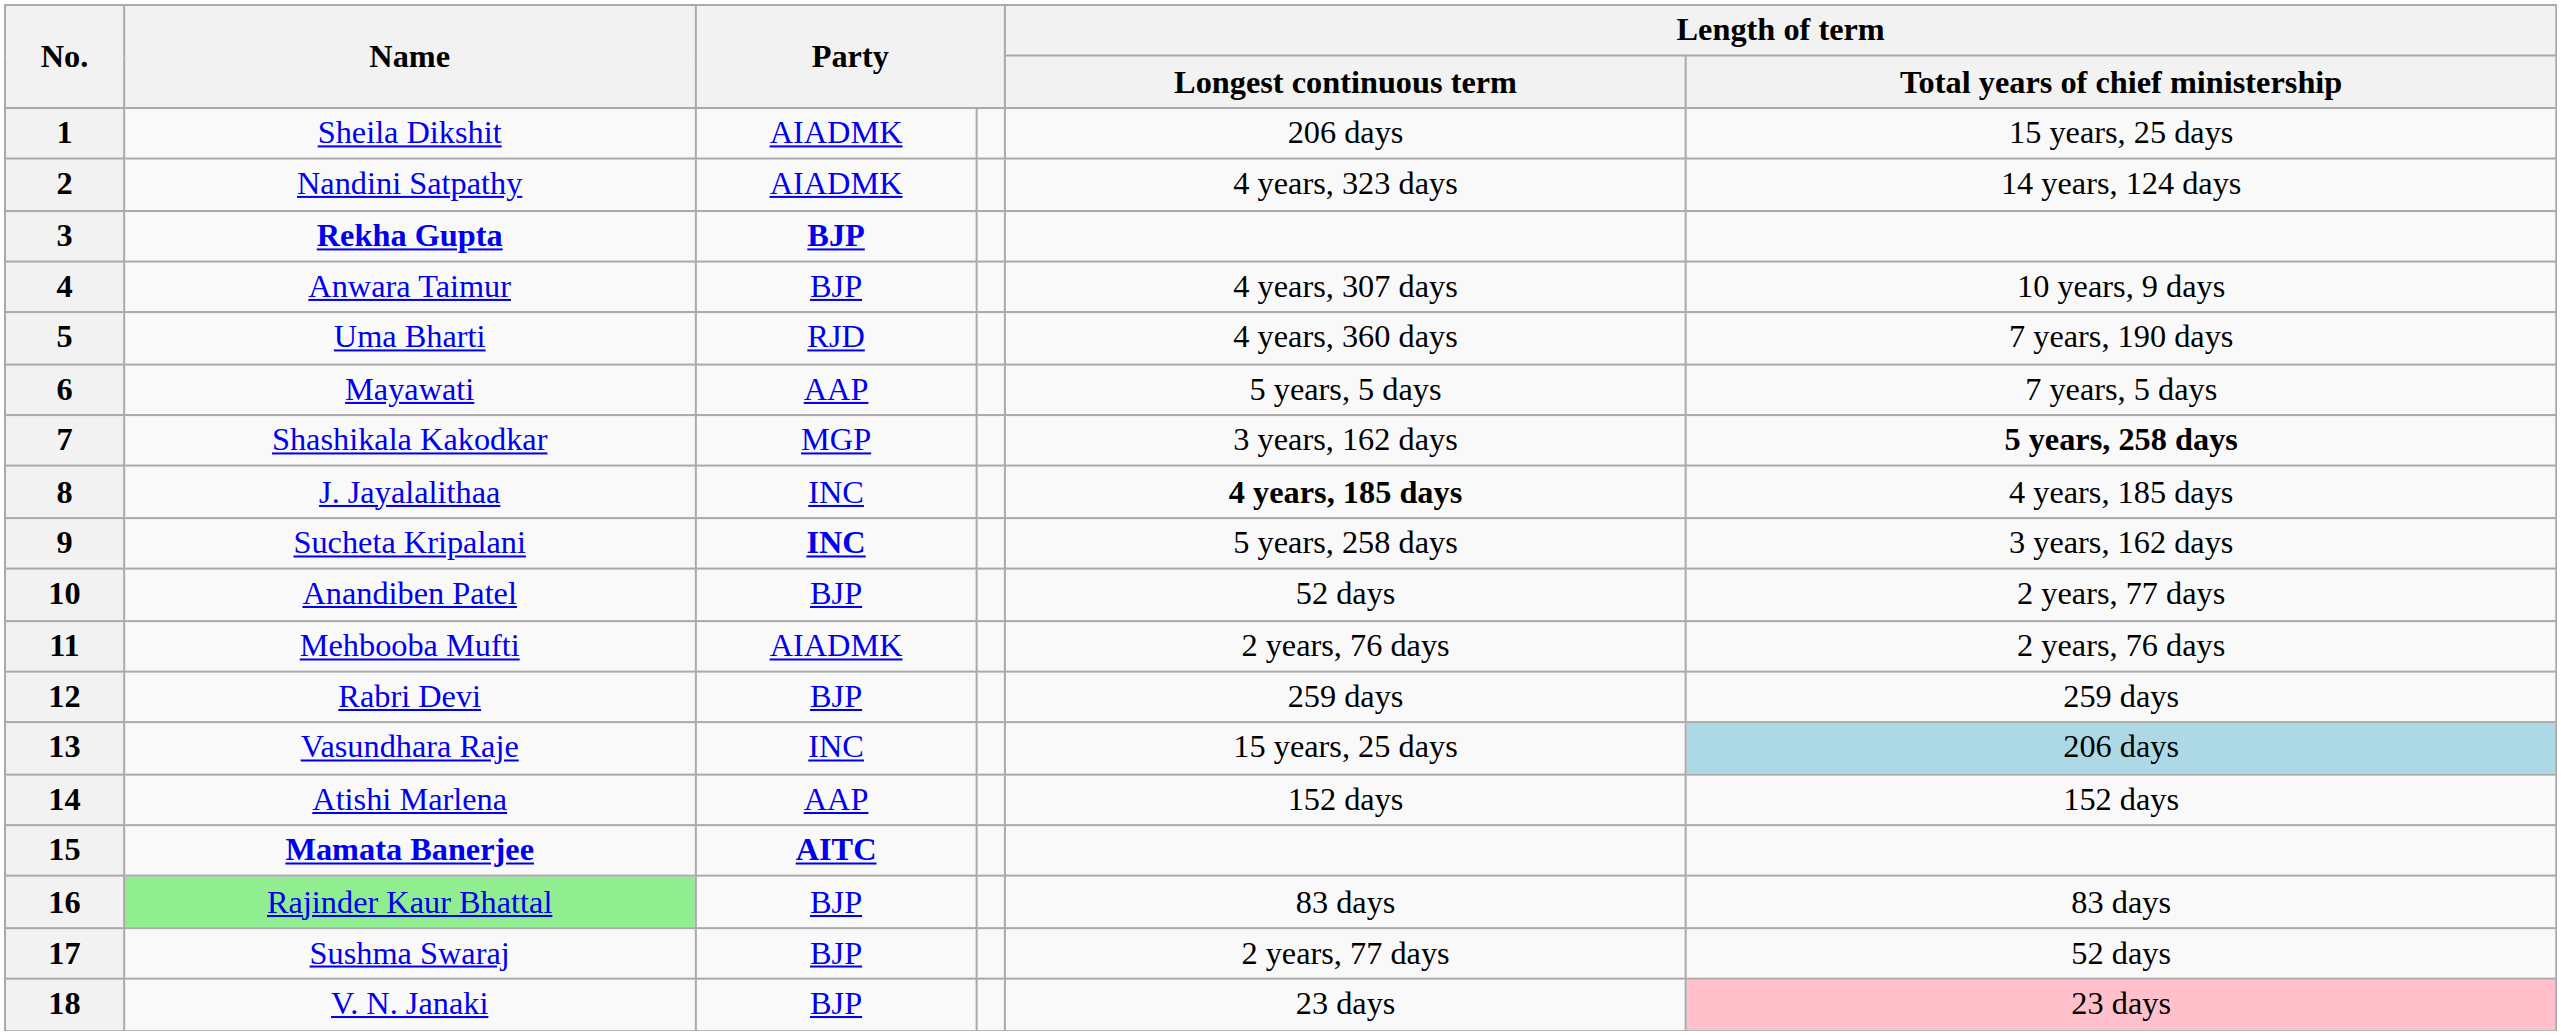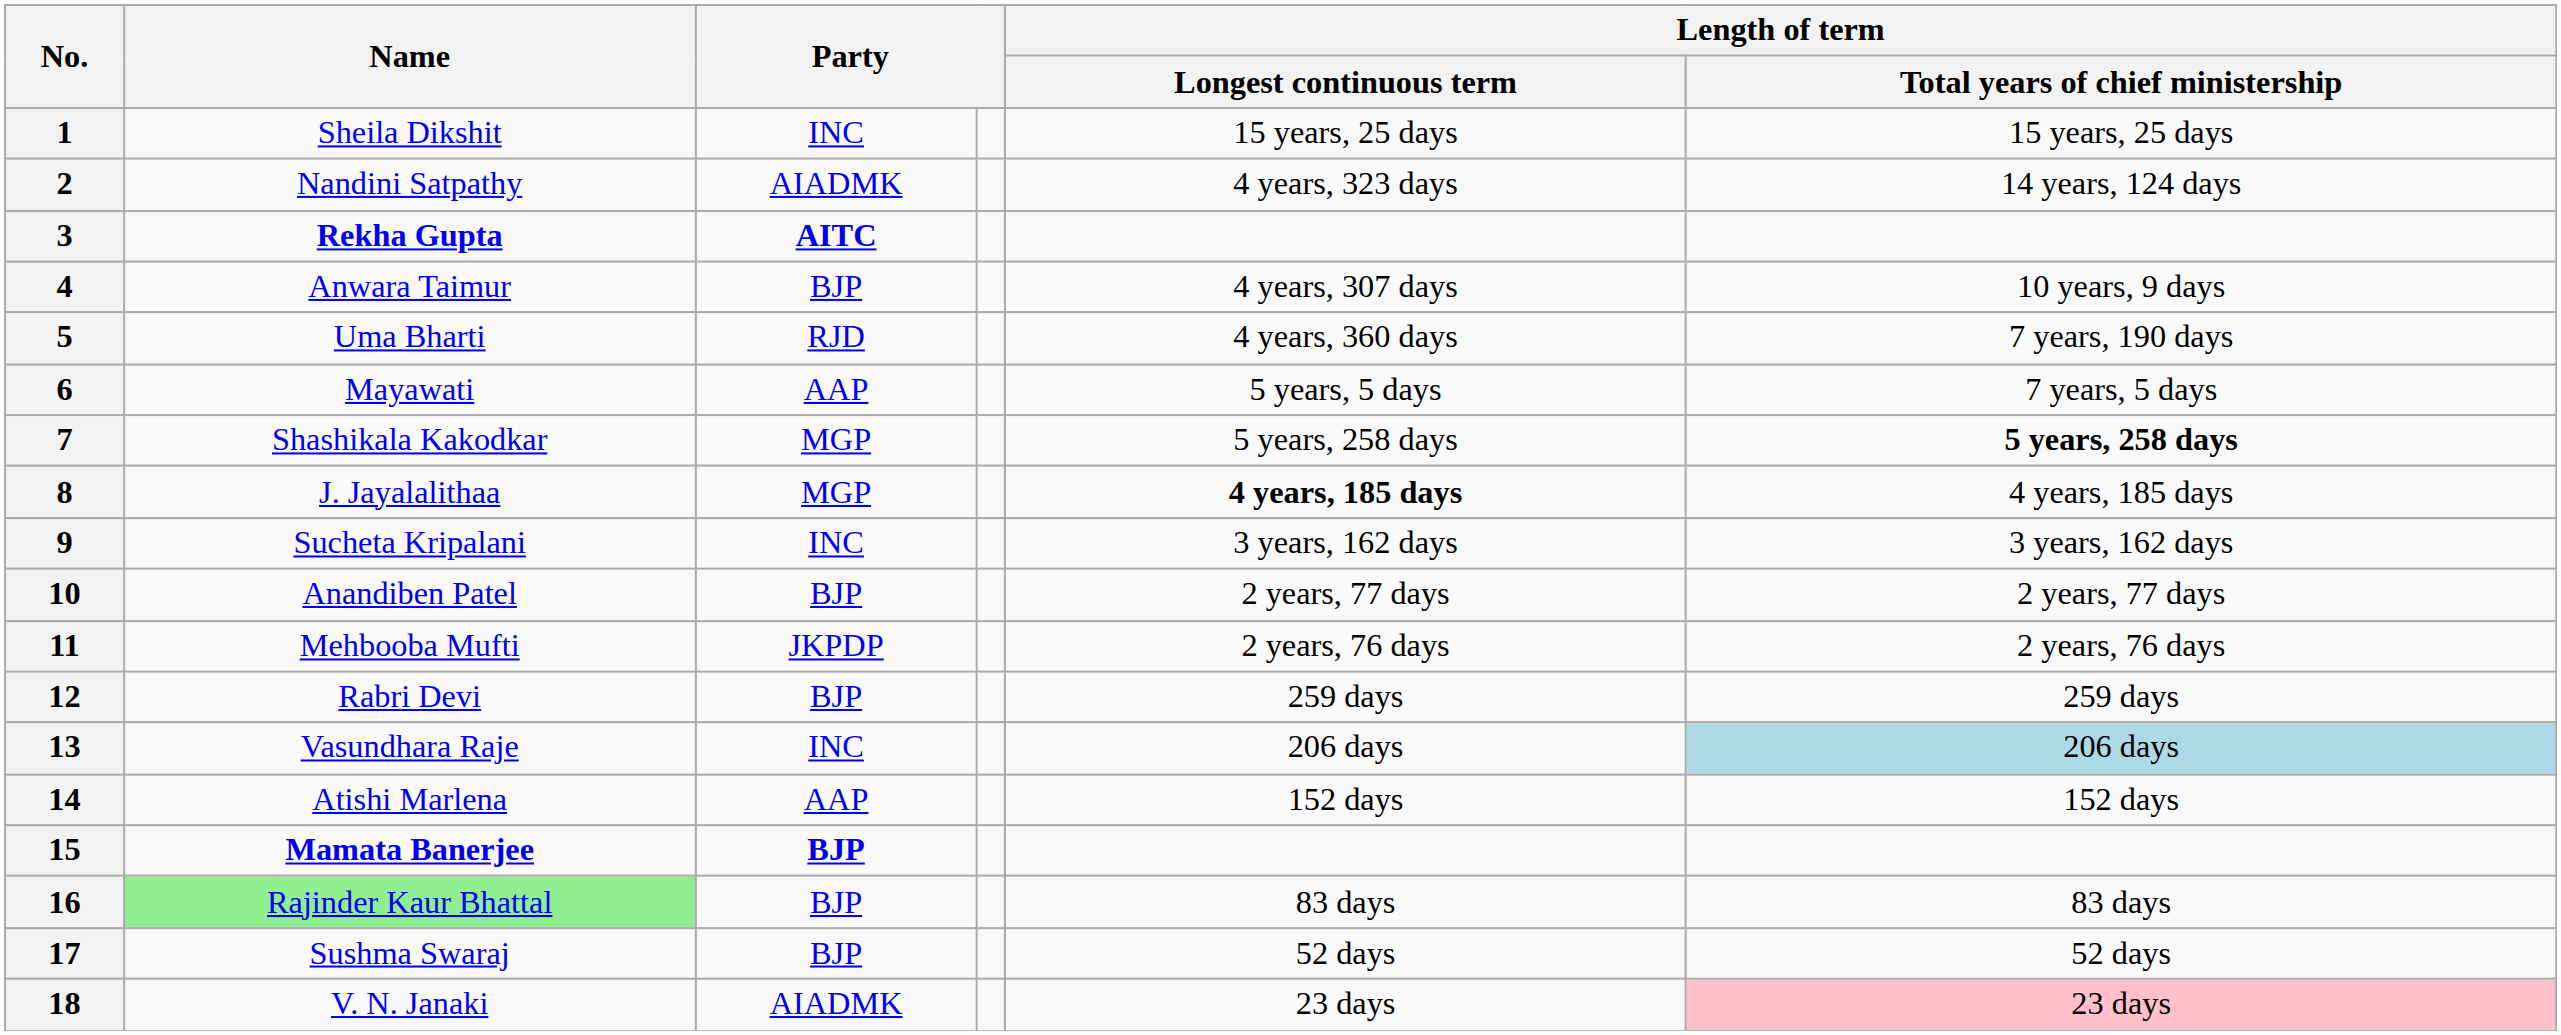(836, 132) AIADMK -> (836, 132) INC
(1346, 132) 206 days -> (1346, 132) 15 years, 25 days
(836, 235) BJP -> (836, 235) AITC
(1346, 440) 3 years, 162 days -> (1346, 440) 5 years, 258 days
(836, 491) INC -> (836, 491) MGP
(836, 542) bold -> (836, 542) normal
(1346, 542) 5 years, 258 days -> (1346, 542) 3 years, 162 days
(1346, 593) 52 days -> (1346, 593) 2 years, 77 days
(836, 645) AIADMK -> (836, 645) JKPDP
(1346, 747) 15 years, 25 days -> (1346, 747) 206 days
(836, 850) AITC -> (836, 850) BJP
(1346, 952) 2 years, 77 days -> (1346, 952) 52 days
(836, 1004) BJP -> (836, 1004) AIADMK
